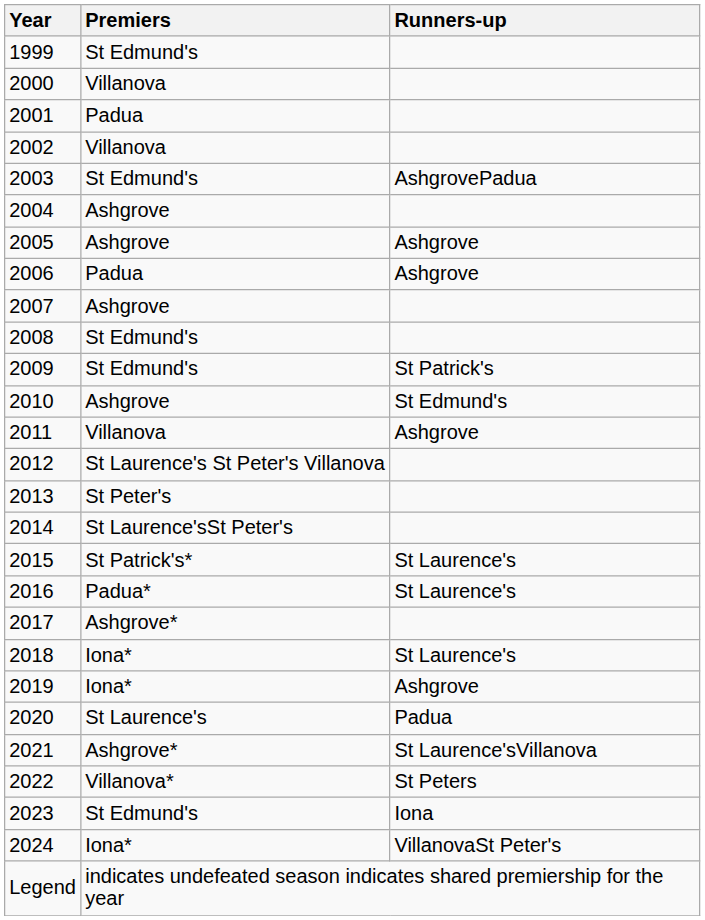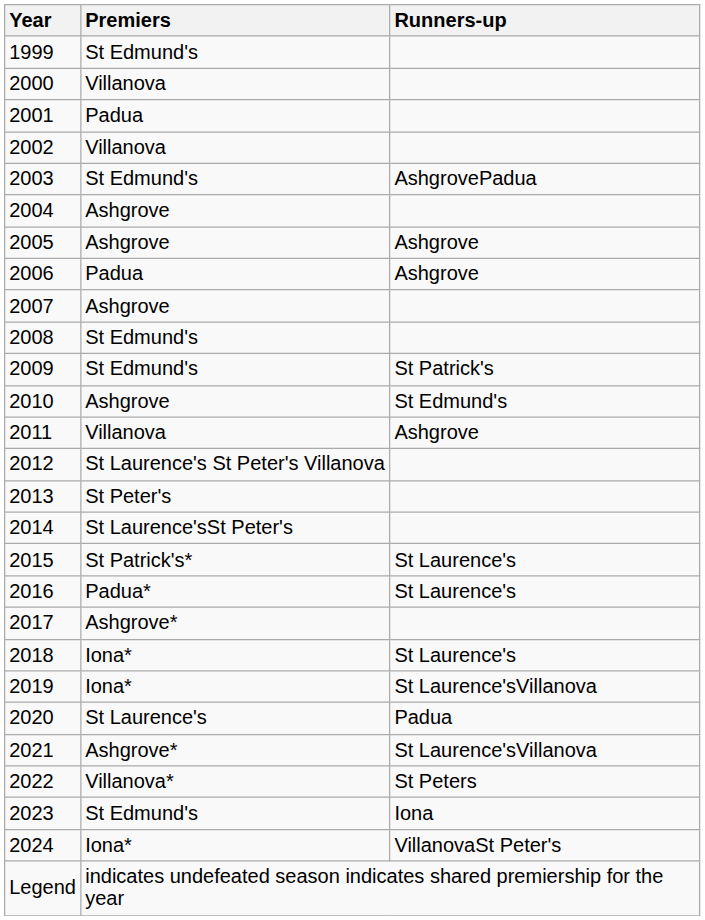(437, 686) Ashgrove -> (496, 686) St Laurence'sVillanova
